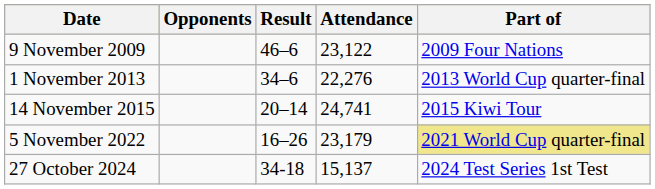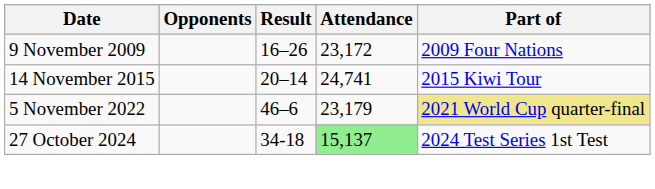(279, 49) 46–6 -> (284, 49) 16–26
(346, 49) 23,122 -> (346, 49) 23,172
- row: (77, 79)
(284, 139) 16–26 -> (279, 109) 46–6
(346, 169) no background -> (346, 139) lightgreen background
